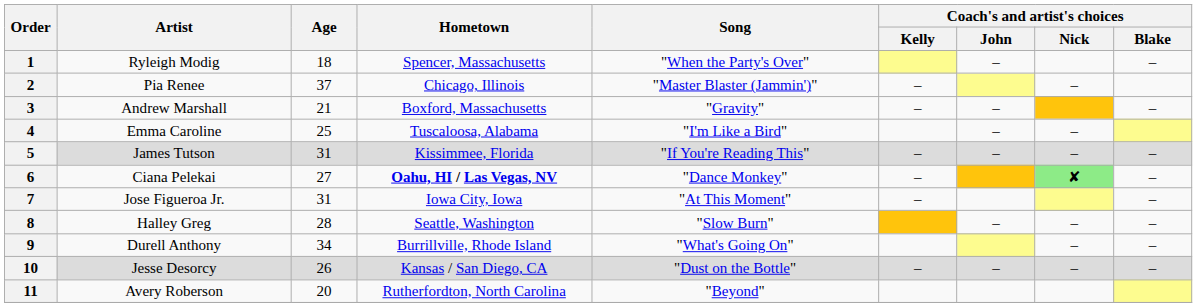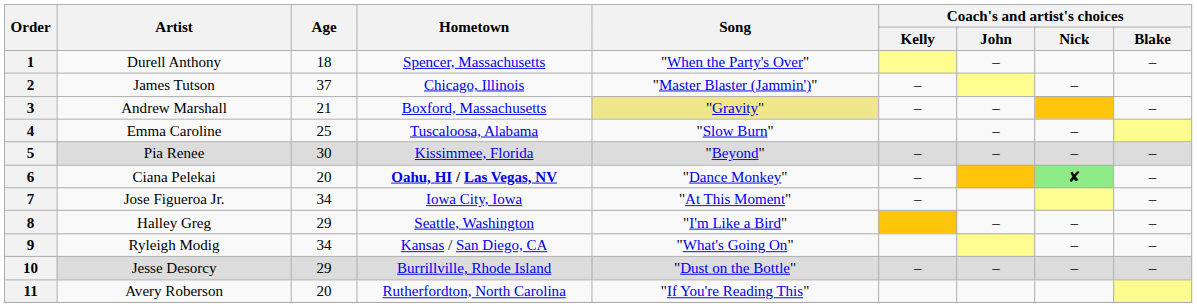(174, 62) Ryleigh Modig -> (174, 62) Durell Anthony
(174, 85) Pia Renee -> (174, 85) James Tutson
(735, 108) no background -> (735, 108) khaki background
(735, 130) "I'm Like a Bird" -> (735, 130) "Slow Burn"
(174, 153) James Tutson -> (174, 153) Pia Renee
(324, 153) 31 -> (324, 153) 30
(735, 153) "If You're Reading This" -> (735, 153) "Beyond"
(324, 176) 27 -> (324, 176) 20
(324, 199) 31 -> (324, 199) 34
(324, 222) 28 -> (324, 222) 29
(735, 222) "Slow Burn" -> (735, 222) "I'm Like a Bird"
(174, 245) Durell Anthony -> (174, 245) Ryleigh Modig
(474, 245) Burrillville, Rhode Island -> (474, 245) Kansas / San Diego, CA
(324, 268) 26 -> (324, 268) 29
(474, 268) Kansas / San Diego, CA -> (474, 268) Burrillville, Rhode Island
(735, 291) "Beyond" -> (735, 291) "If You're Reading This"
